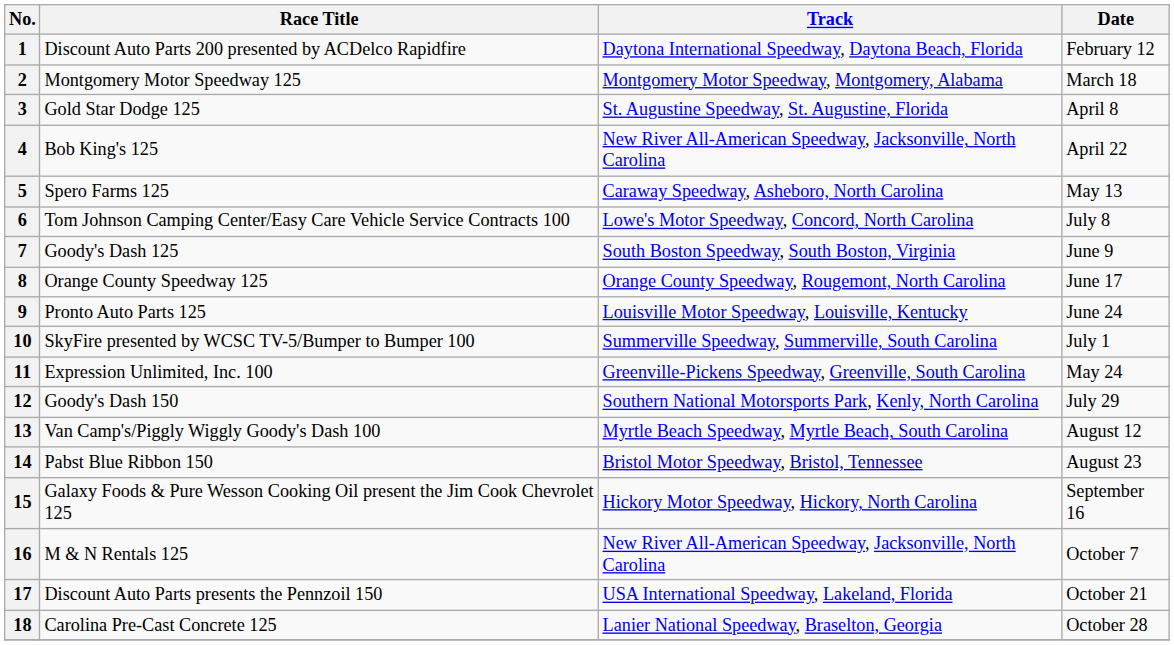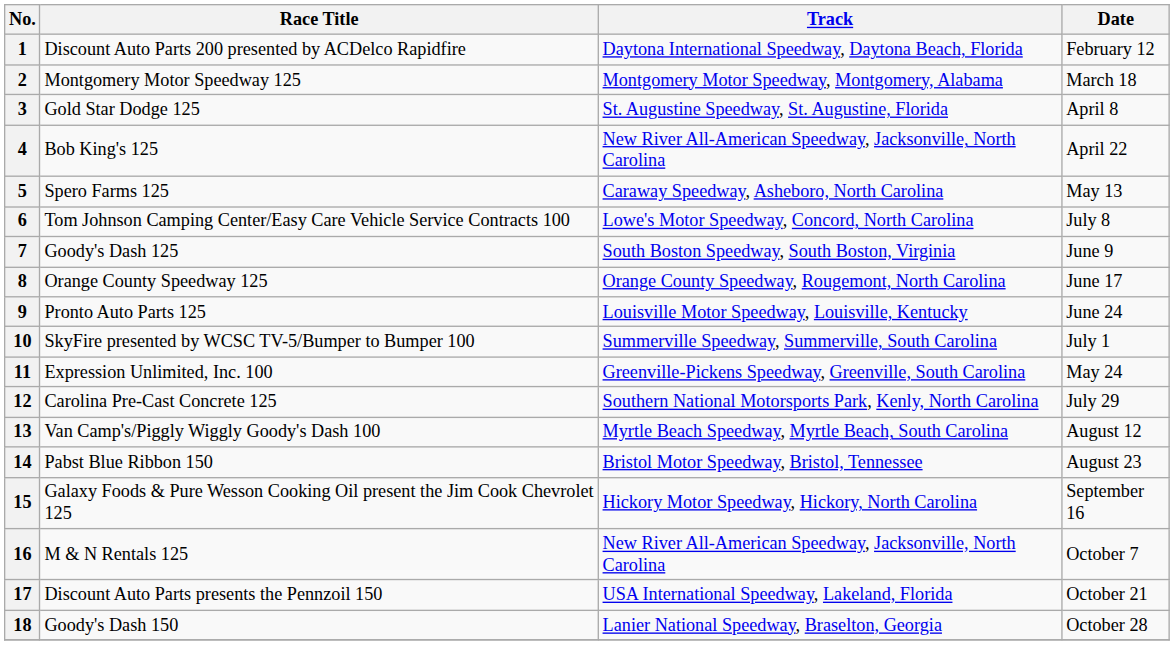(111, 401) Goody's Dash 150 -> (161, 401) Carolina Pre-Cast Concrete 125
(161, 624) Carolina Pre-Cast Concrete 125 -> (111, 624) Goody's Dash 150
